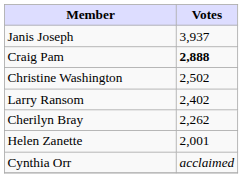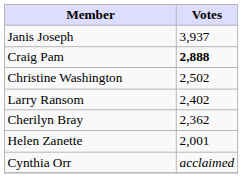(195, 120) 2,262 -> (195, 120) 2,362
